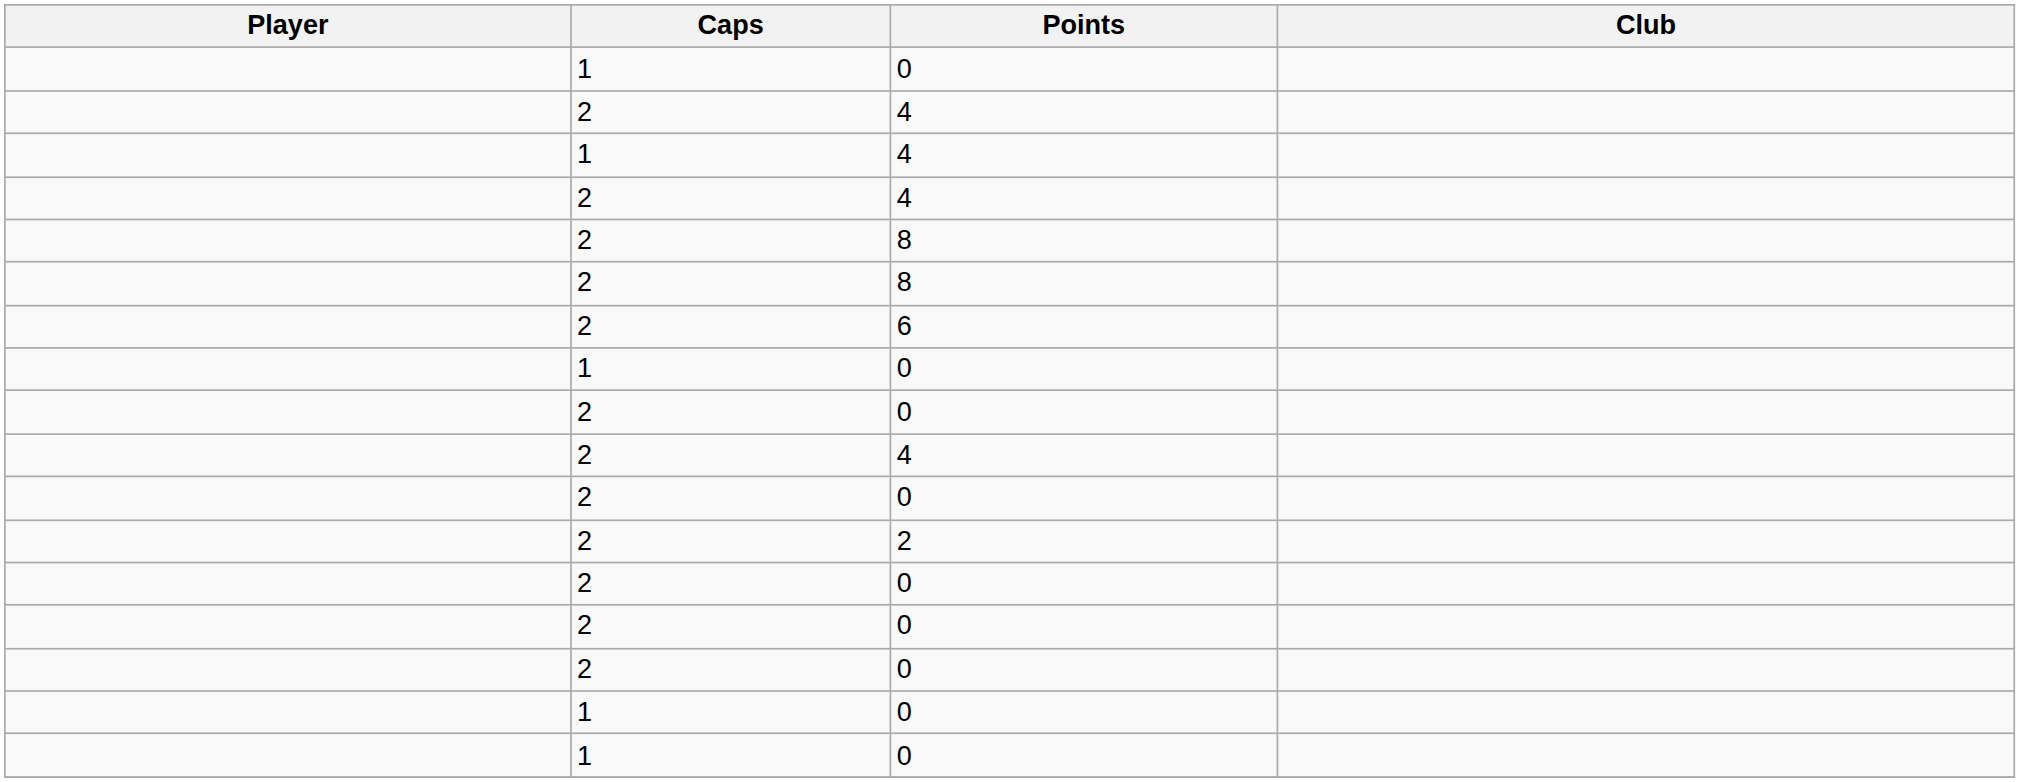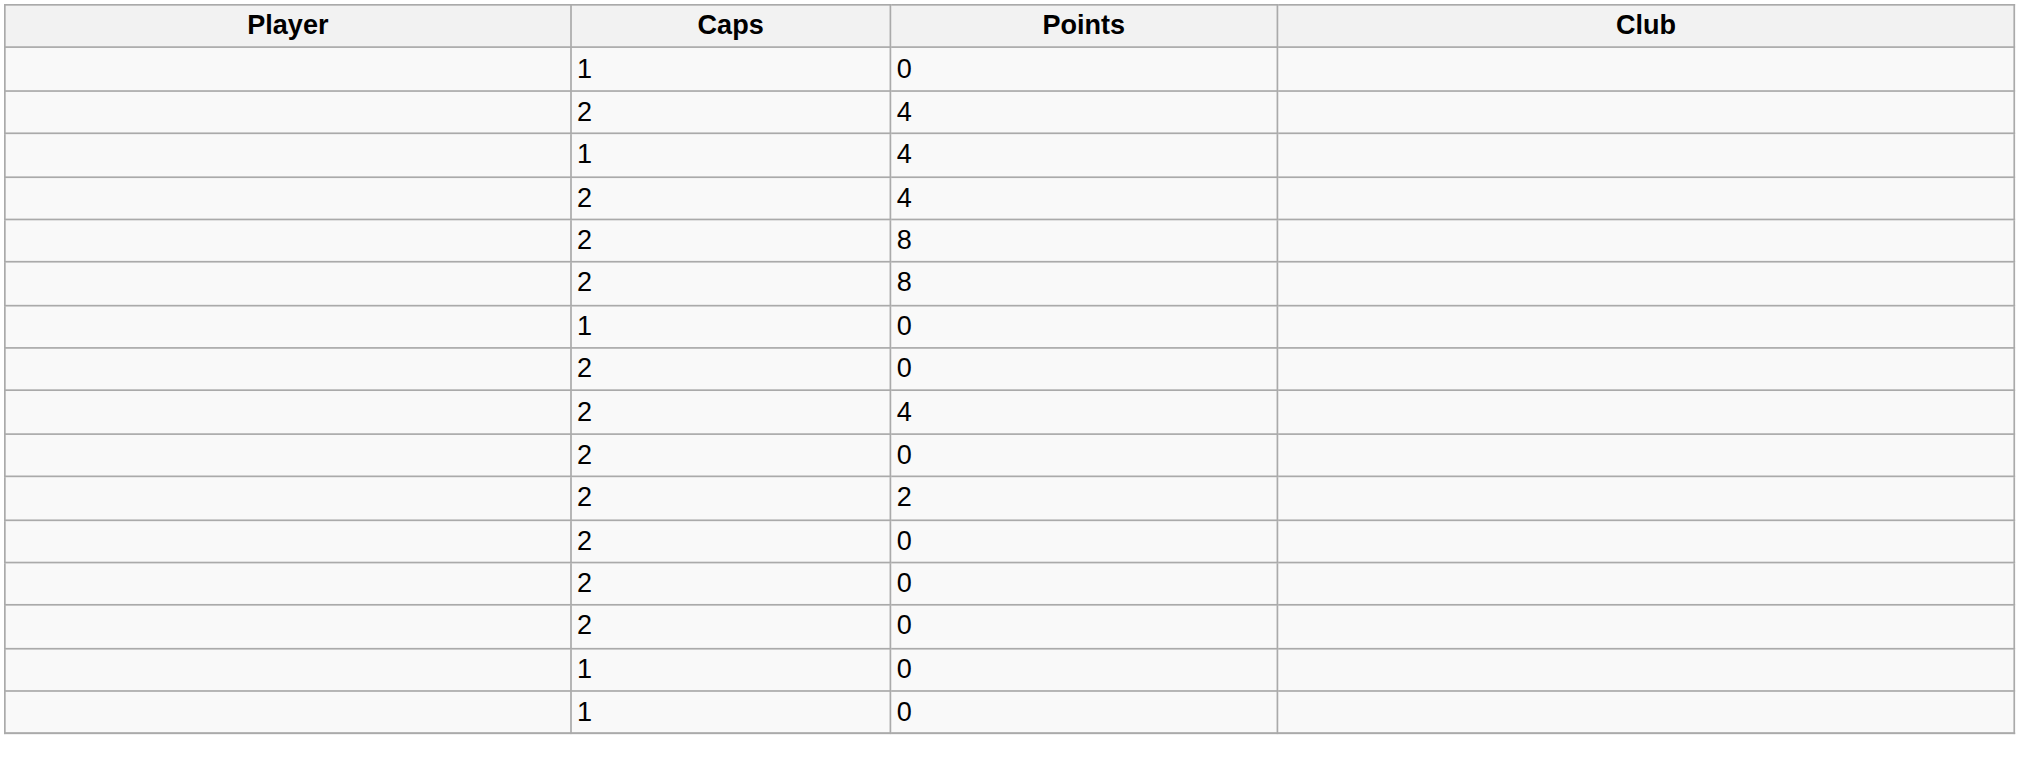- row: (585, 326)
